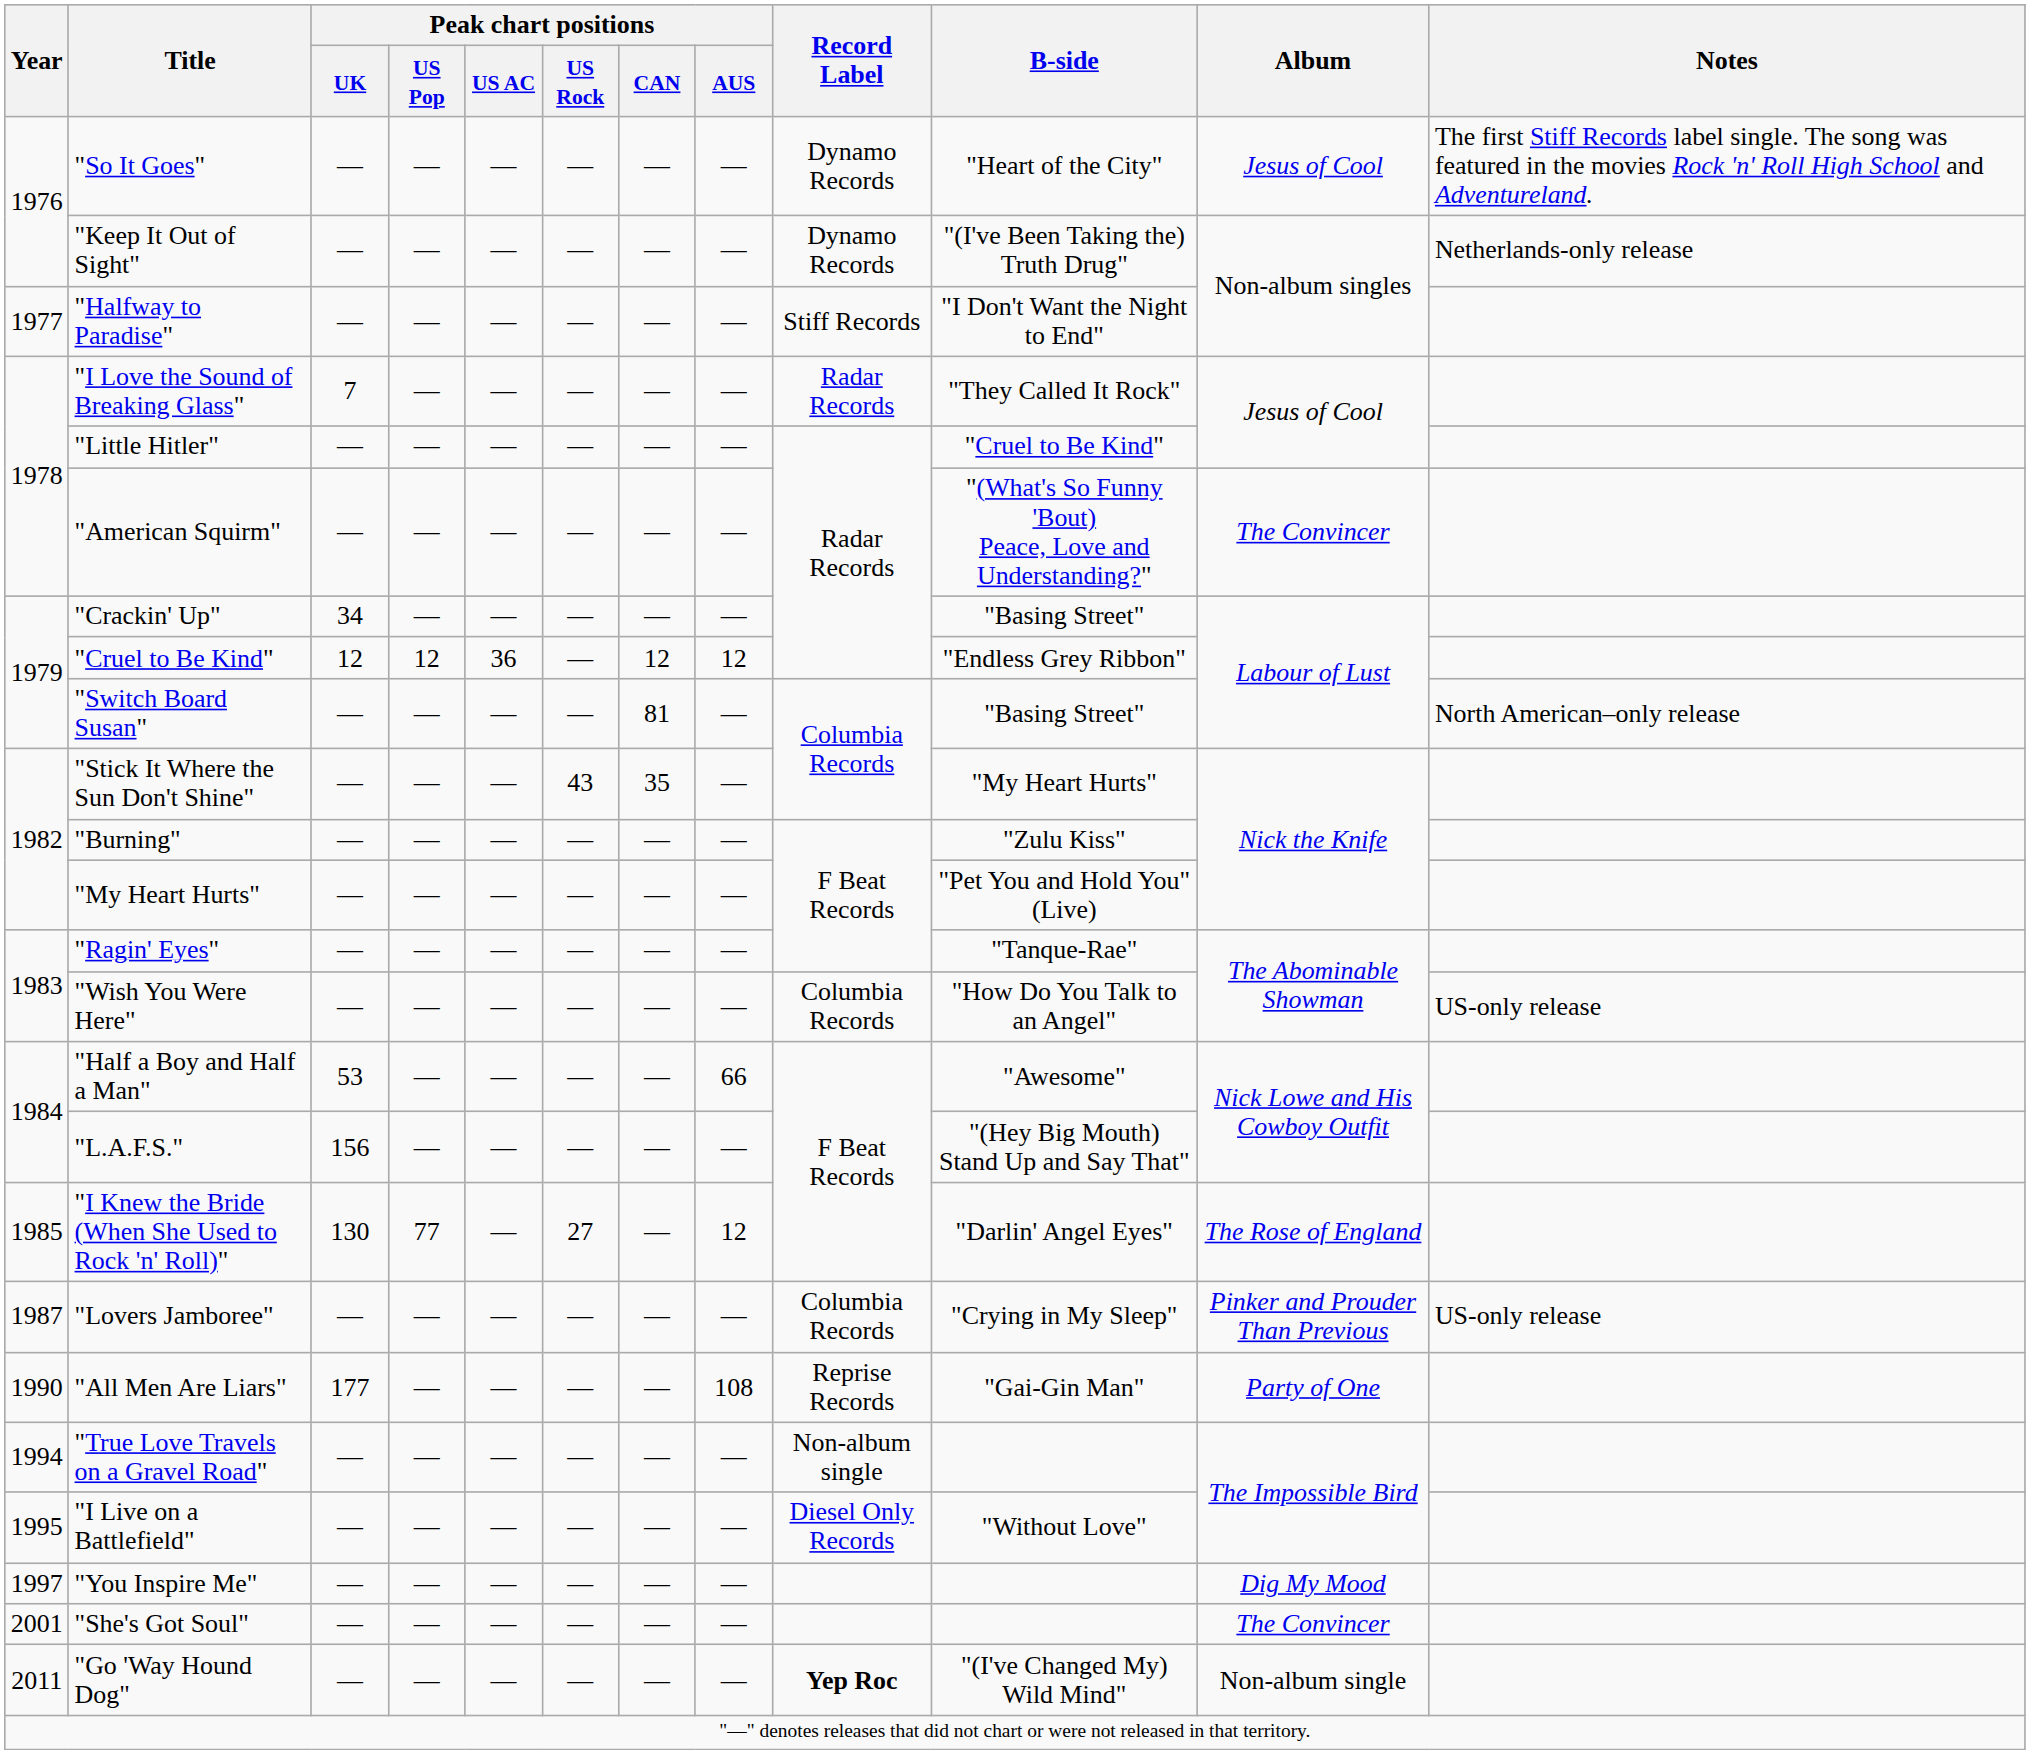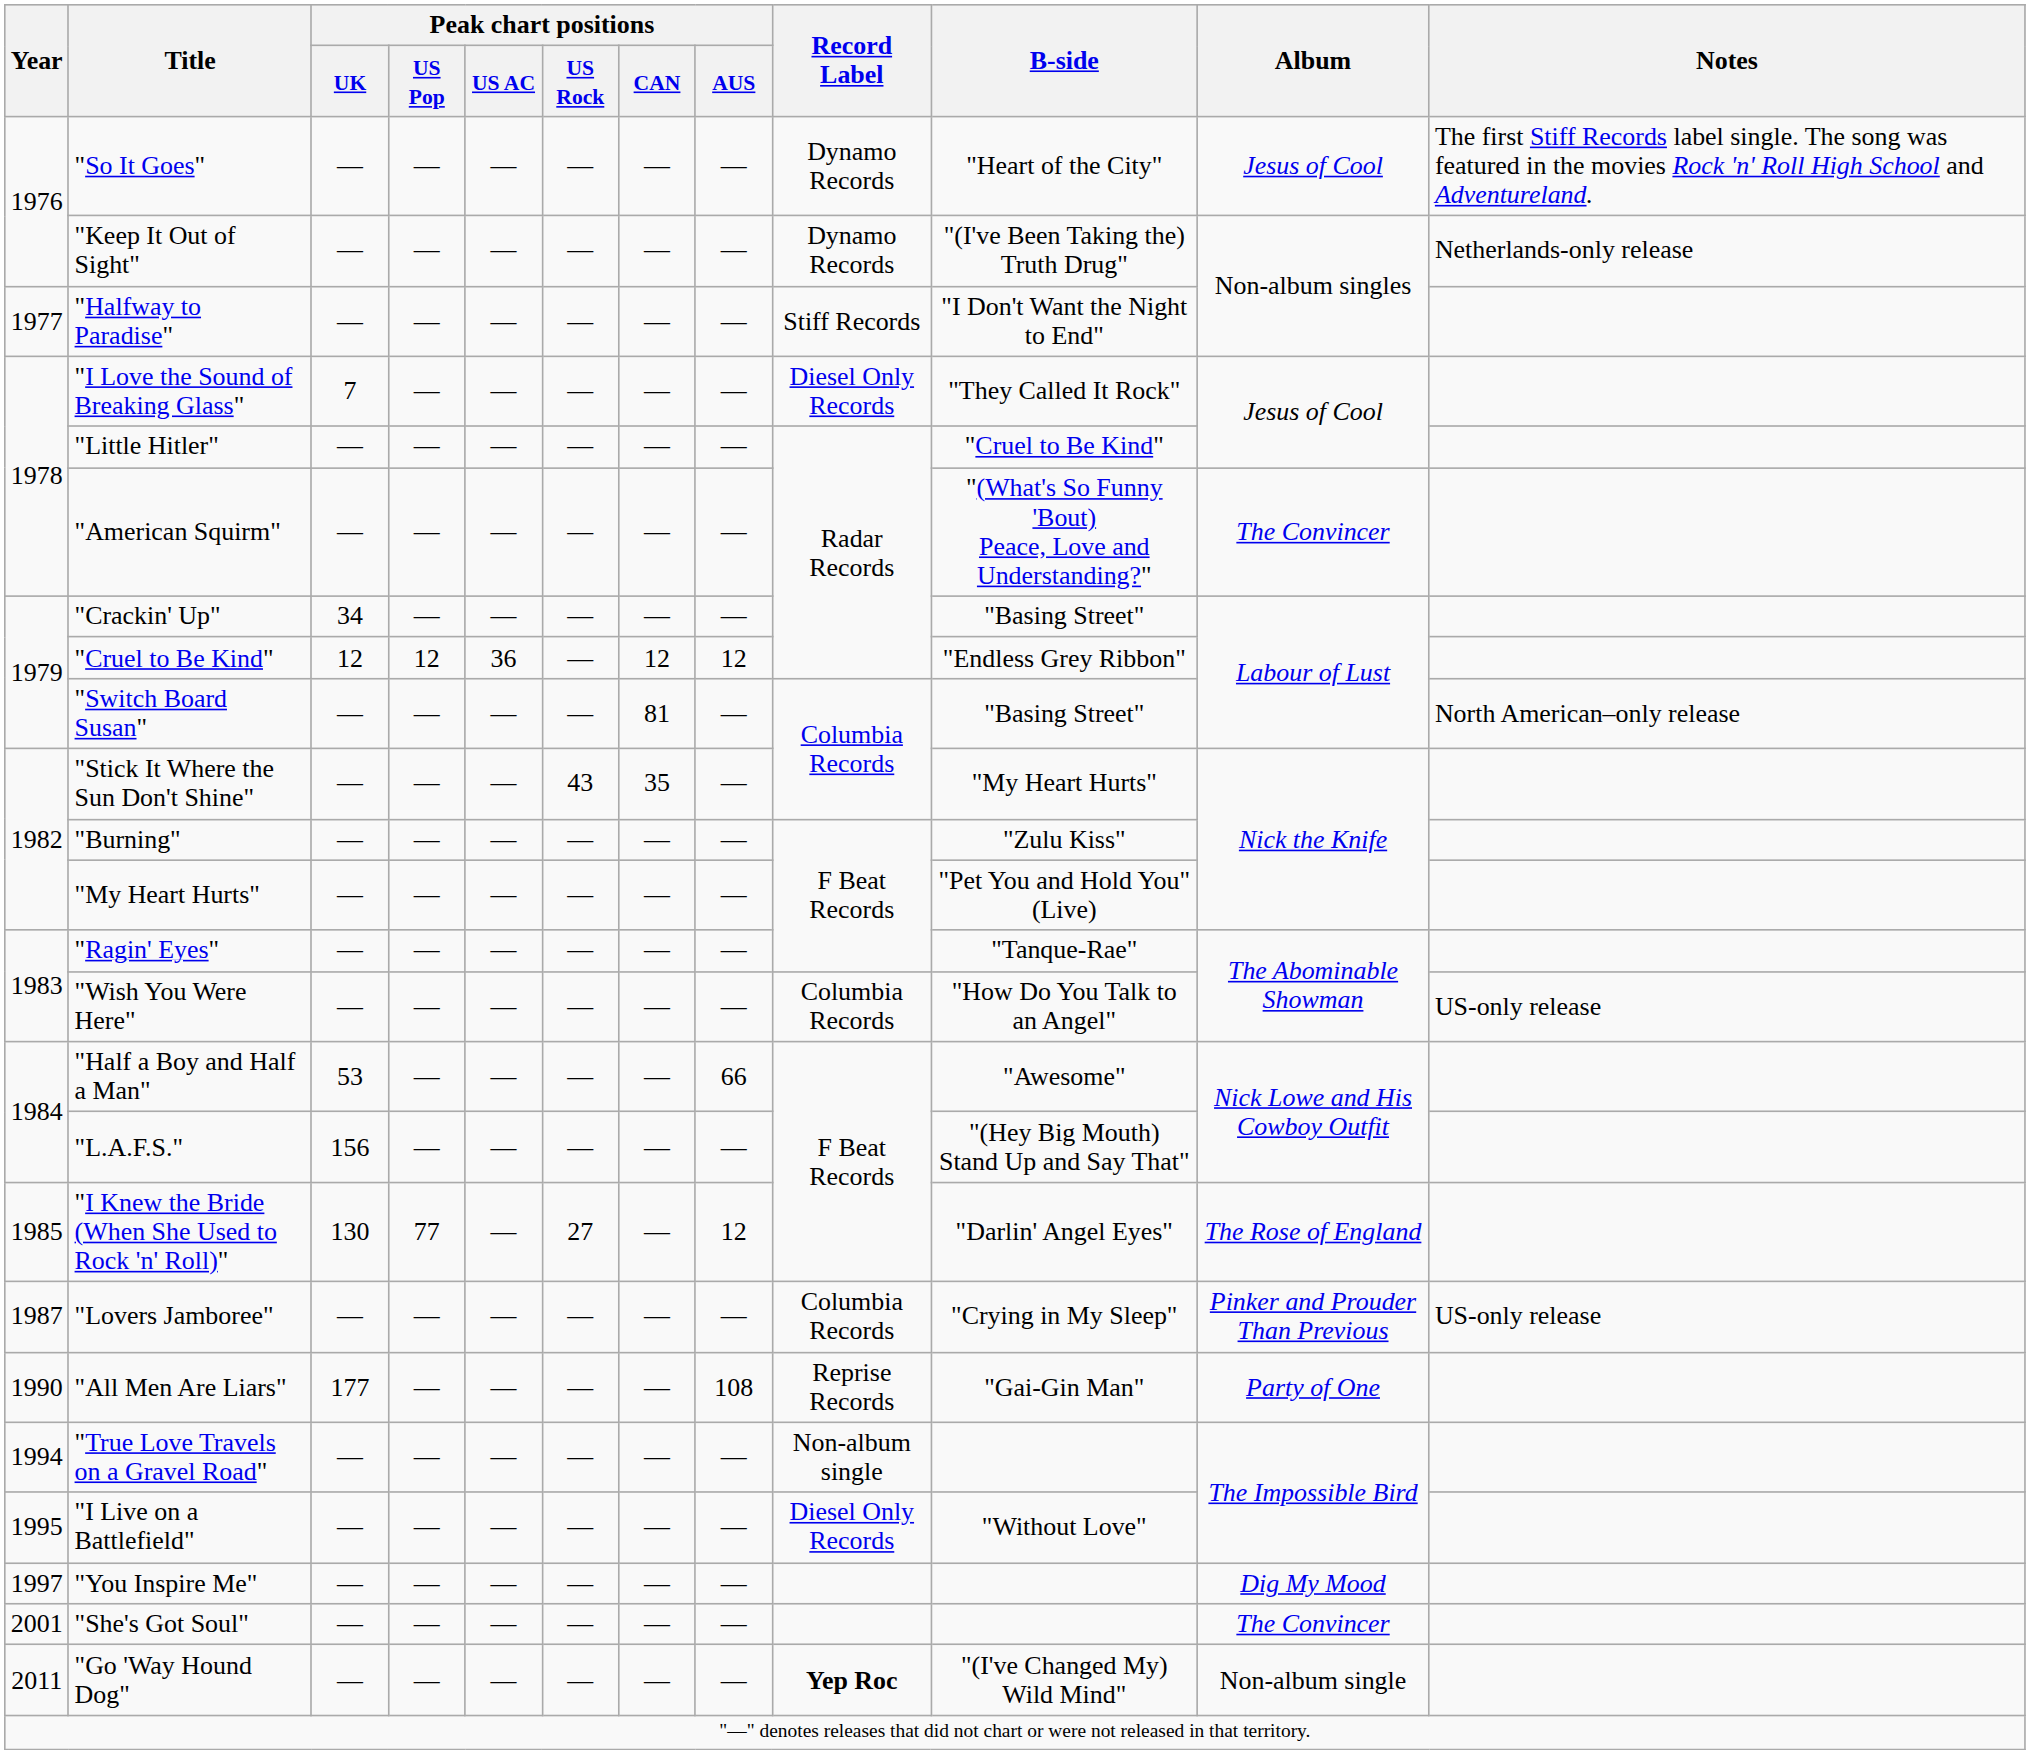(852, 390) Radar Records -> (852, 390) Diesel Only Records
